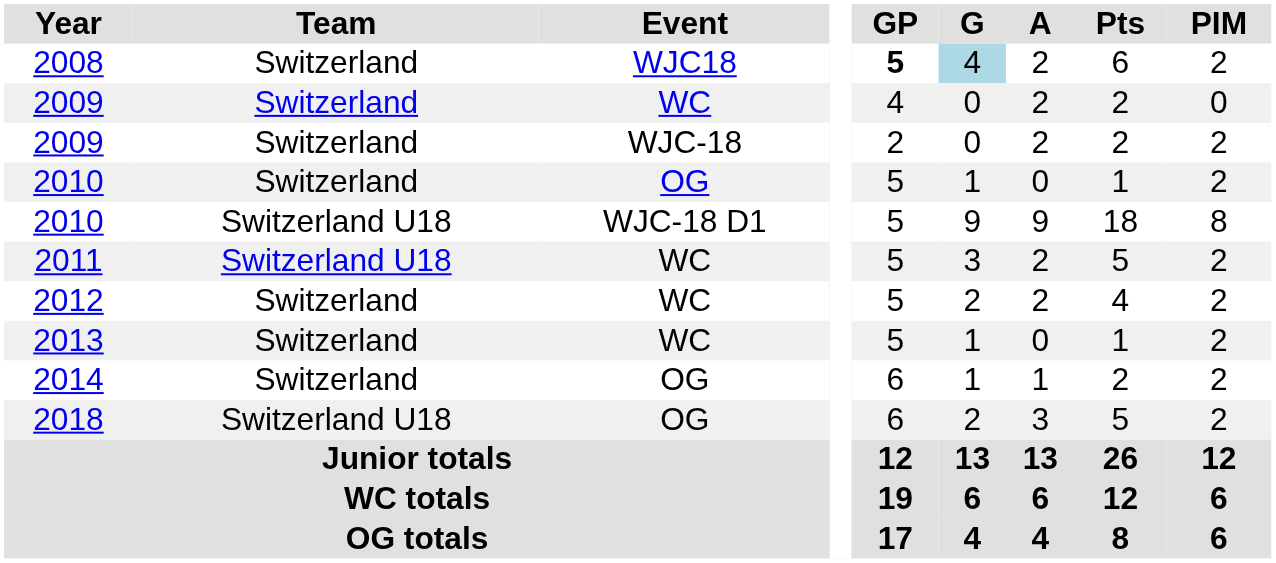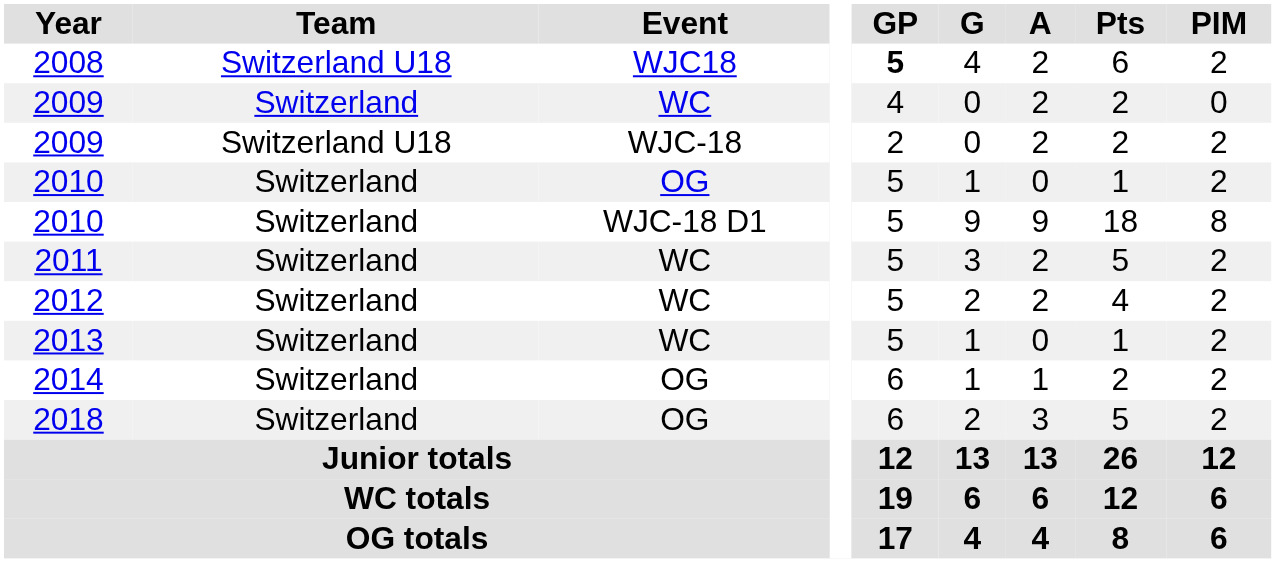(336, 62) Switzerland -> (336, 62) Switzerland U18
(972, 62) lightblue background -> (972, 62) no background
(336, 142) Switzerland -> (336, 142) Switzerland U18
(336, 221) Switzerland U18 -> (336, 221) Switzerland
(336, 260) Switzerland U18 -> (336, 260) Switzerland
(336, 419) Switzerland U18 -> (336, 419) Switzerland
